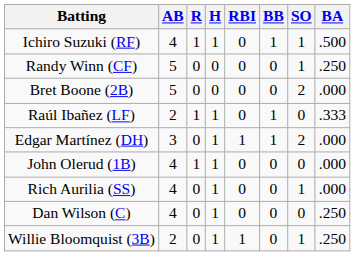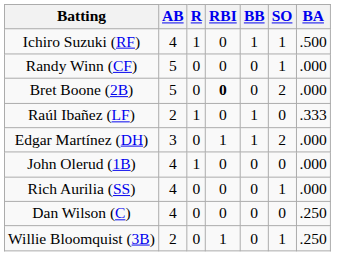- column: (215, 16)
(332, 66) .250 -> (313, 66) .000
(242, 90) normal -> (223, 90) bold
